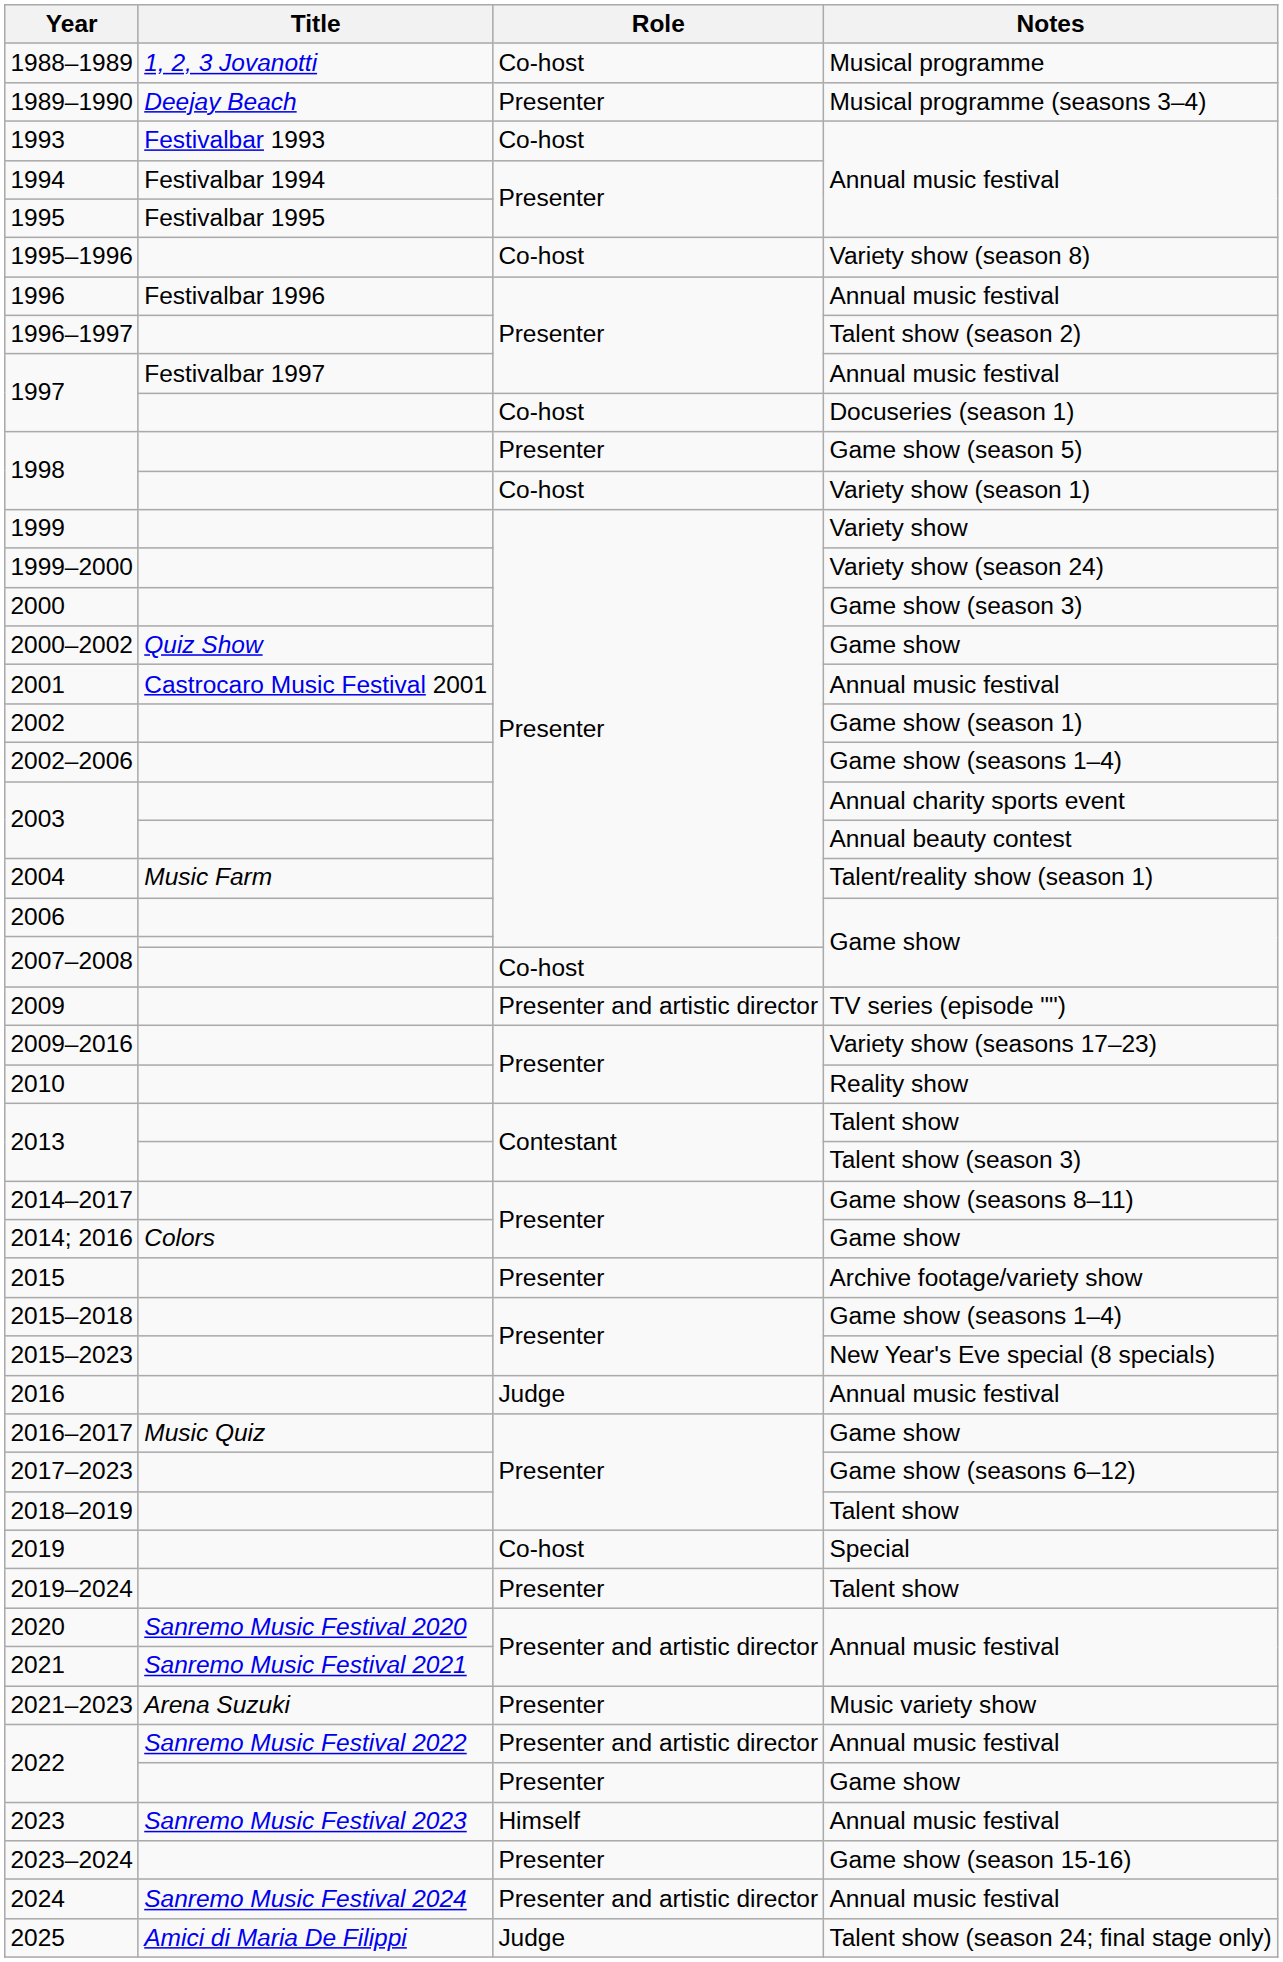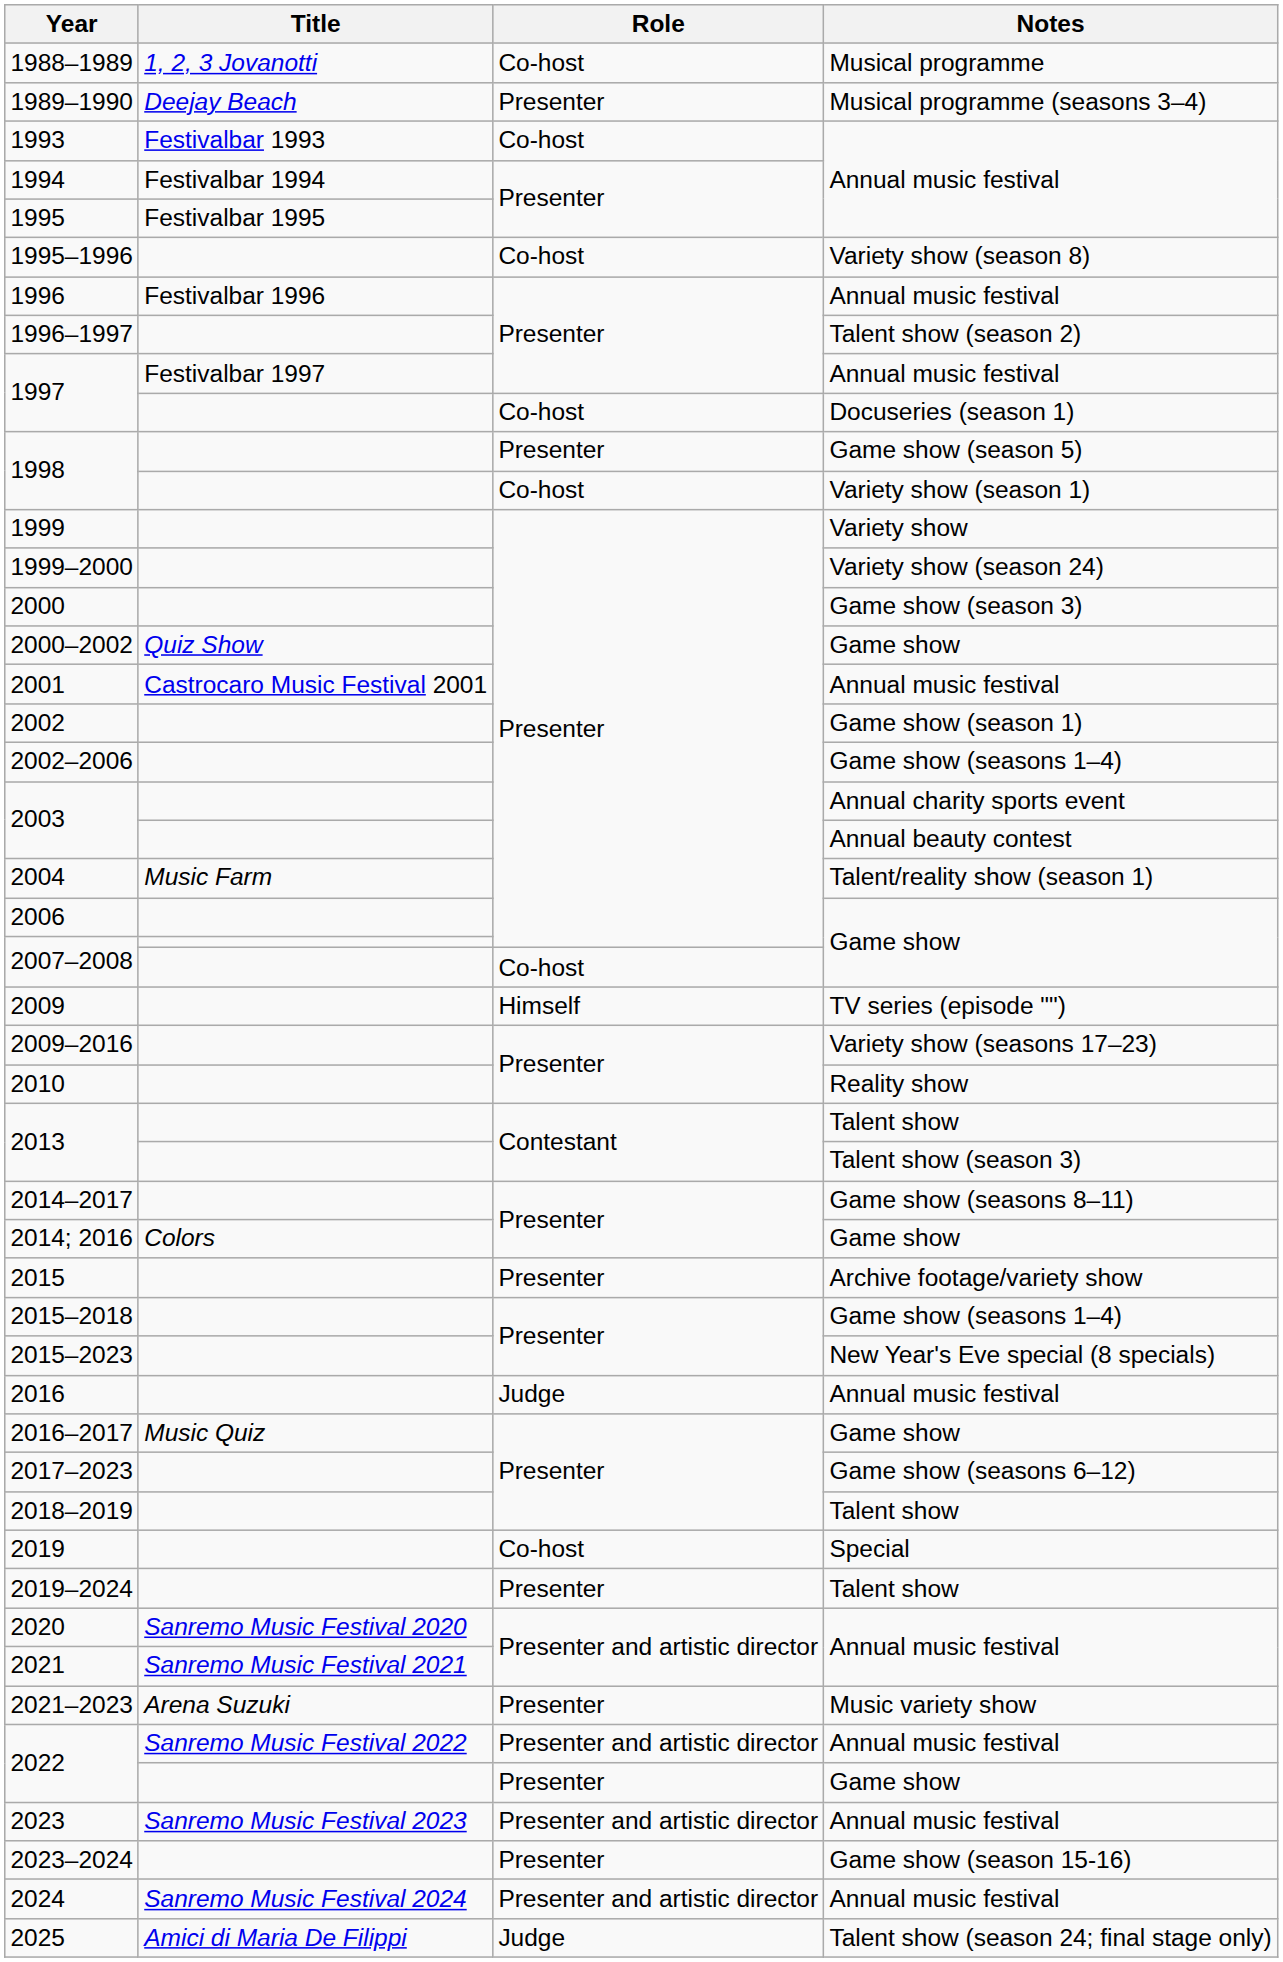(658, 1005) Presenter and artistic director -> (539, 1005) Himself
(539, 1821) Himself -> (658, 1821) Presenter and artistic director
